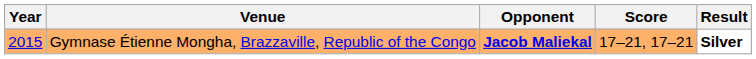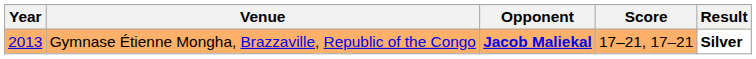(25, 41) 2015 -> (25, 41) 2013
